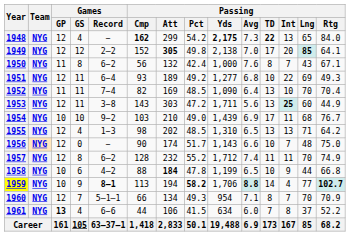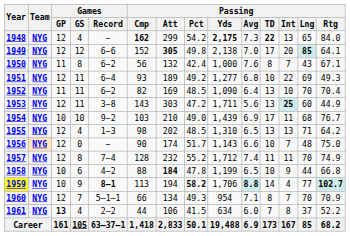(108, 51) 2–2 -> (108, 51) 6−6
(108, 91) 7−4 -> (108, 91) 6–2
(108, 158) 6–2 -> (108, 158) 7−4
(108, 211) 6−6 -> (108, 211) 2–2
